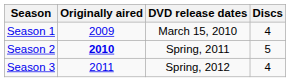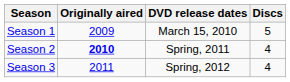(268, 31) 4 -> (268, 31) 5
(268, 49) 5 -> (268, 49) 4
